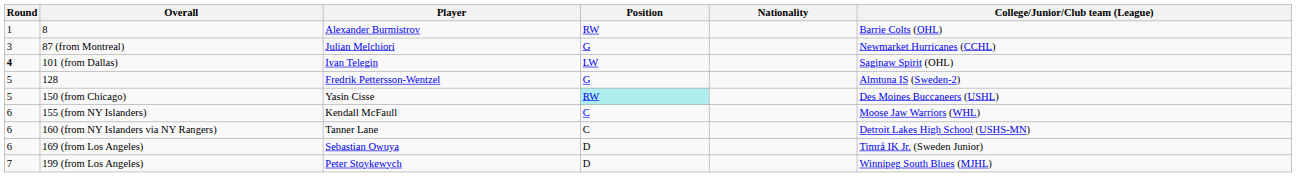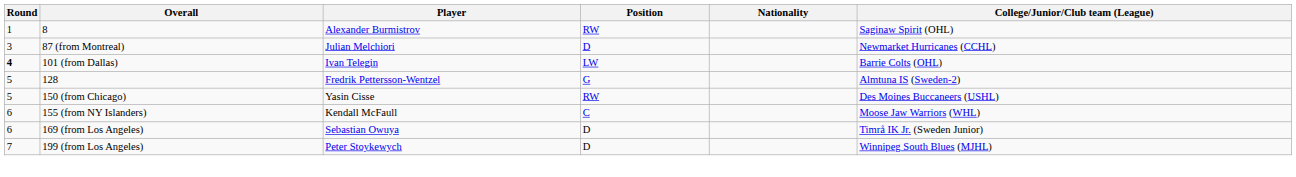(901, 29) Barrie Colts (OHL) -> (906, 29) Saginaw Spirit (OHL)
(587, 46) G -> (587, 46) D
(906, 63) Saginaw Spirit (OHL) -> (901, 63) Barrie Colts (OHL)
(591, 96) paleturquoise background -> (591, 96) no background
- row: (129, 130)
